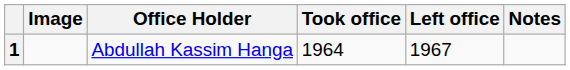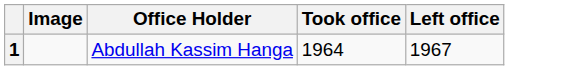- column: (535, 19)
